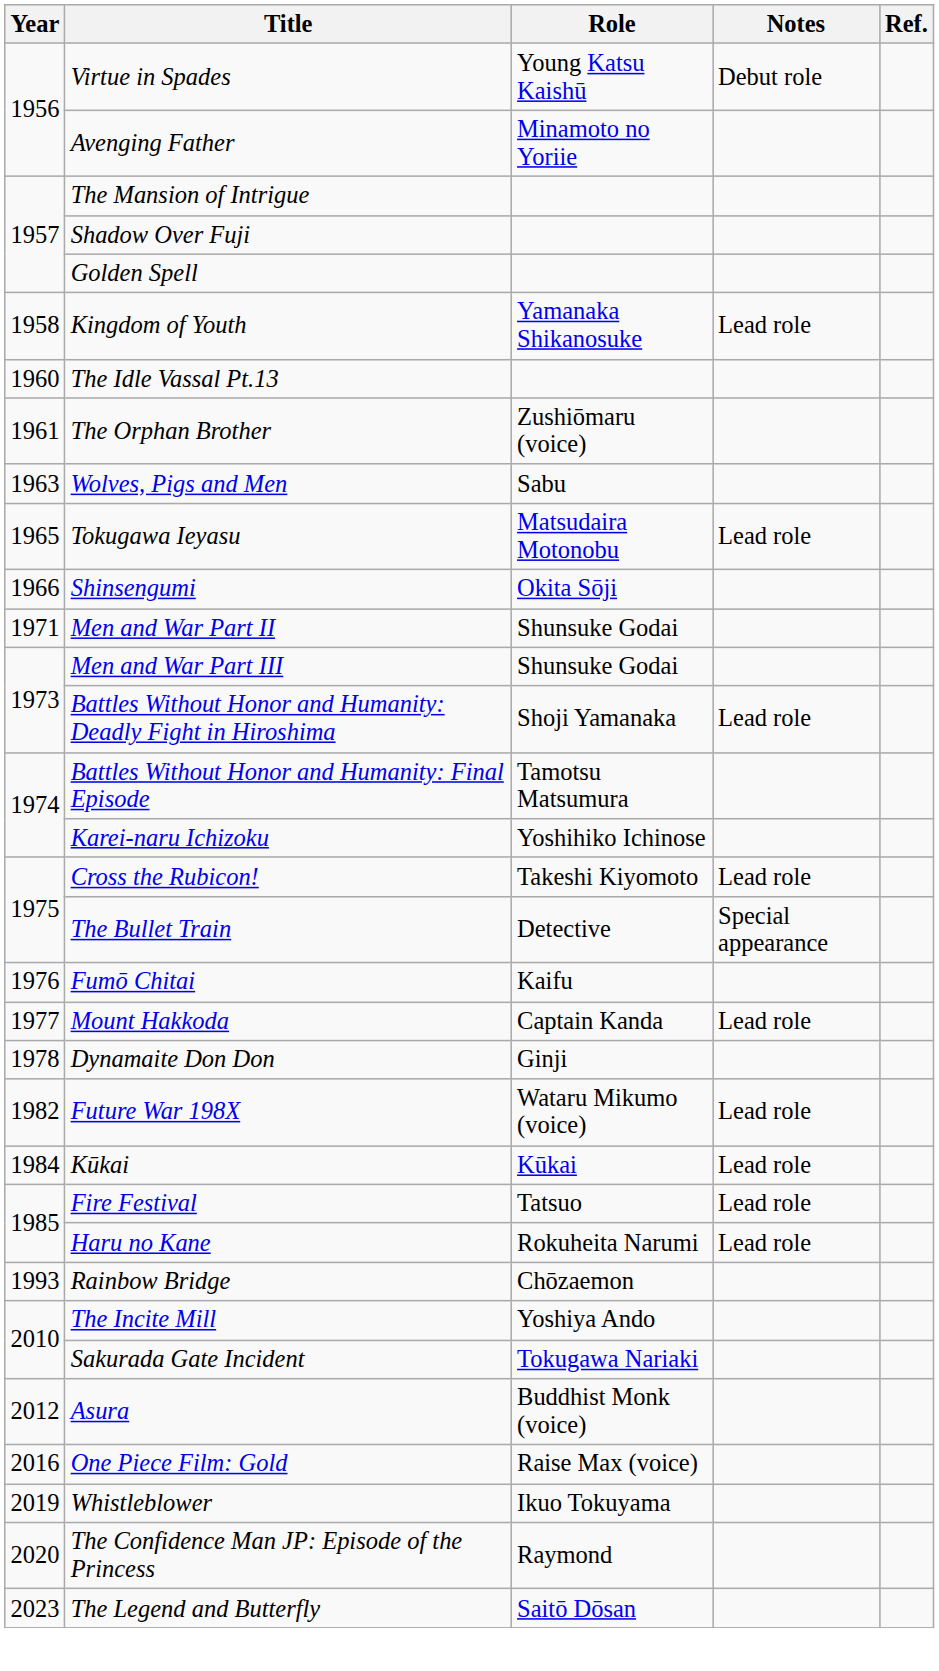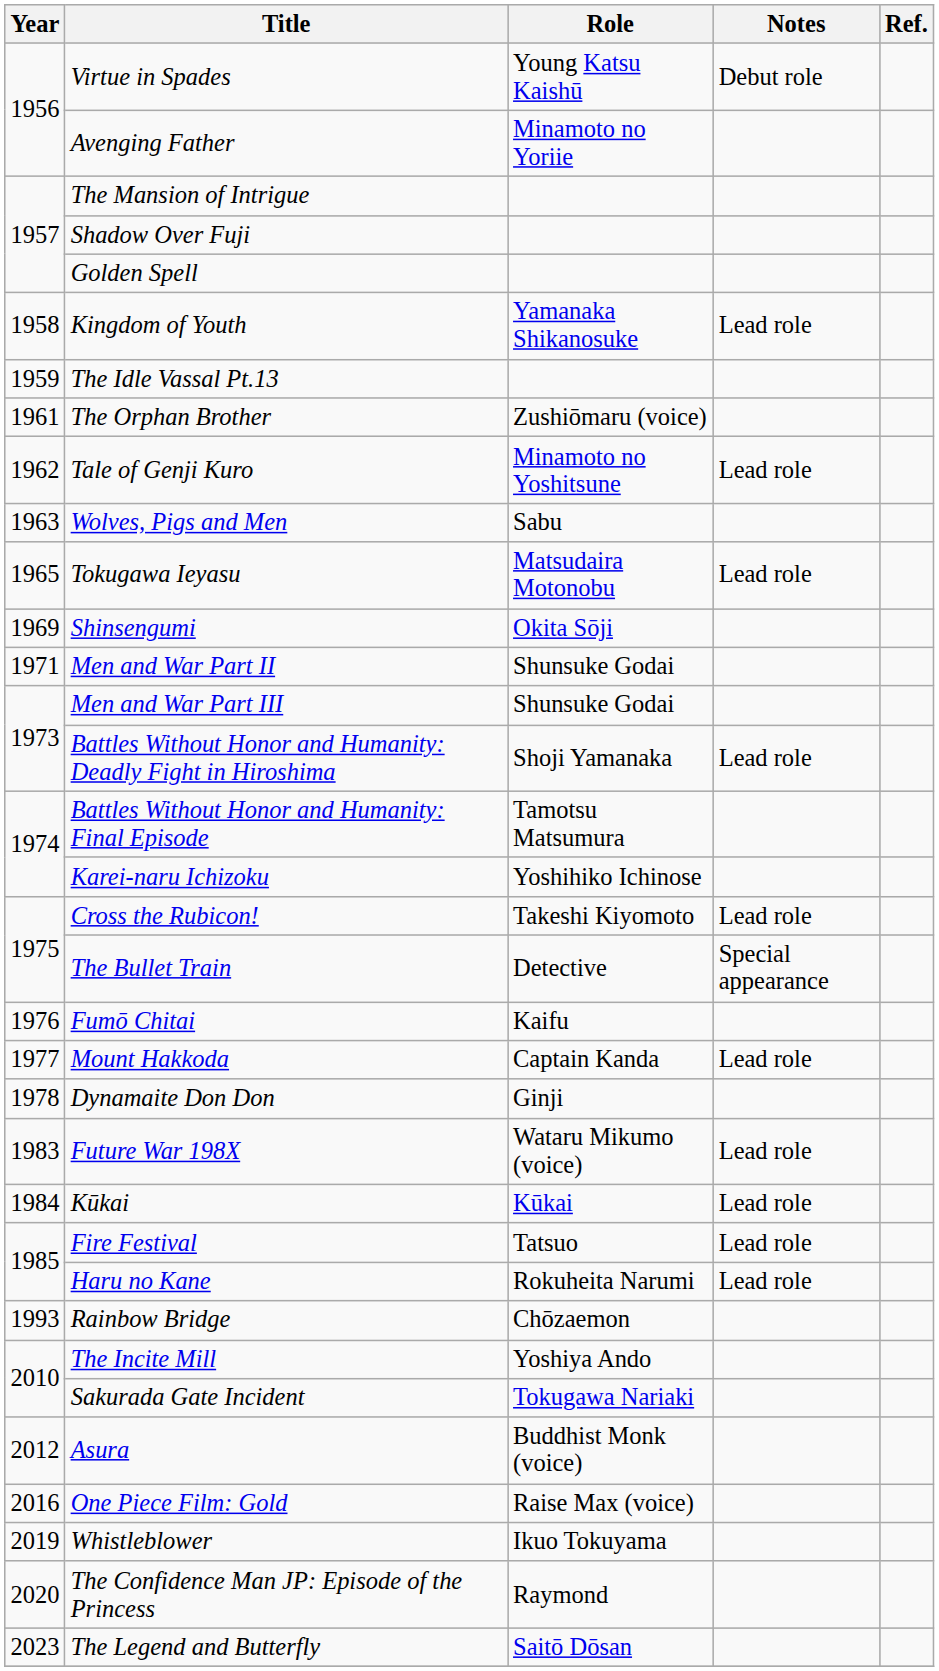(35, 378) 1960 -> (35, 378) 1959
+ row: (162, 469)
(35, 588) 1966 -> (35, 627) 1969
(35, 1112) 1982 -> (35, 1150) 1983
